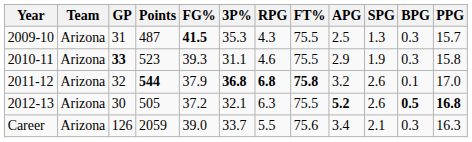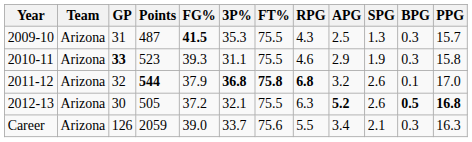columns swapped: (310, 15) <-> (273, 15)
